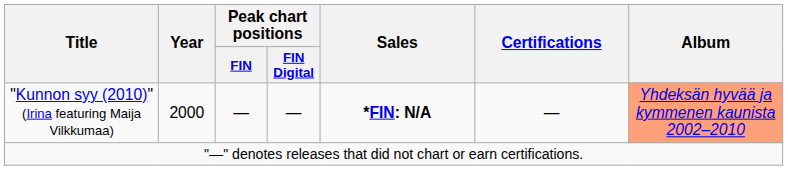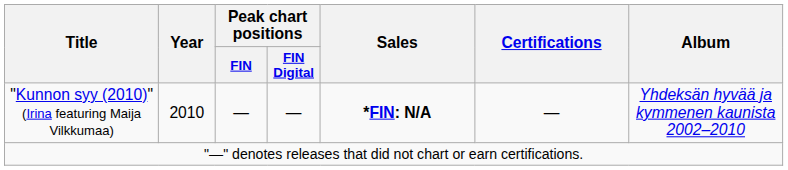(187, 112) 2000 -> (187, 112) 2010
(706, 112) lightsalmon background -> (706, 112) no background
